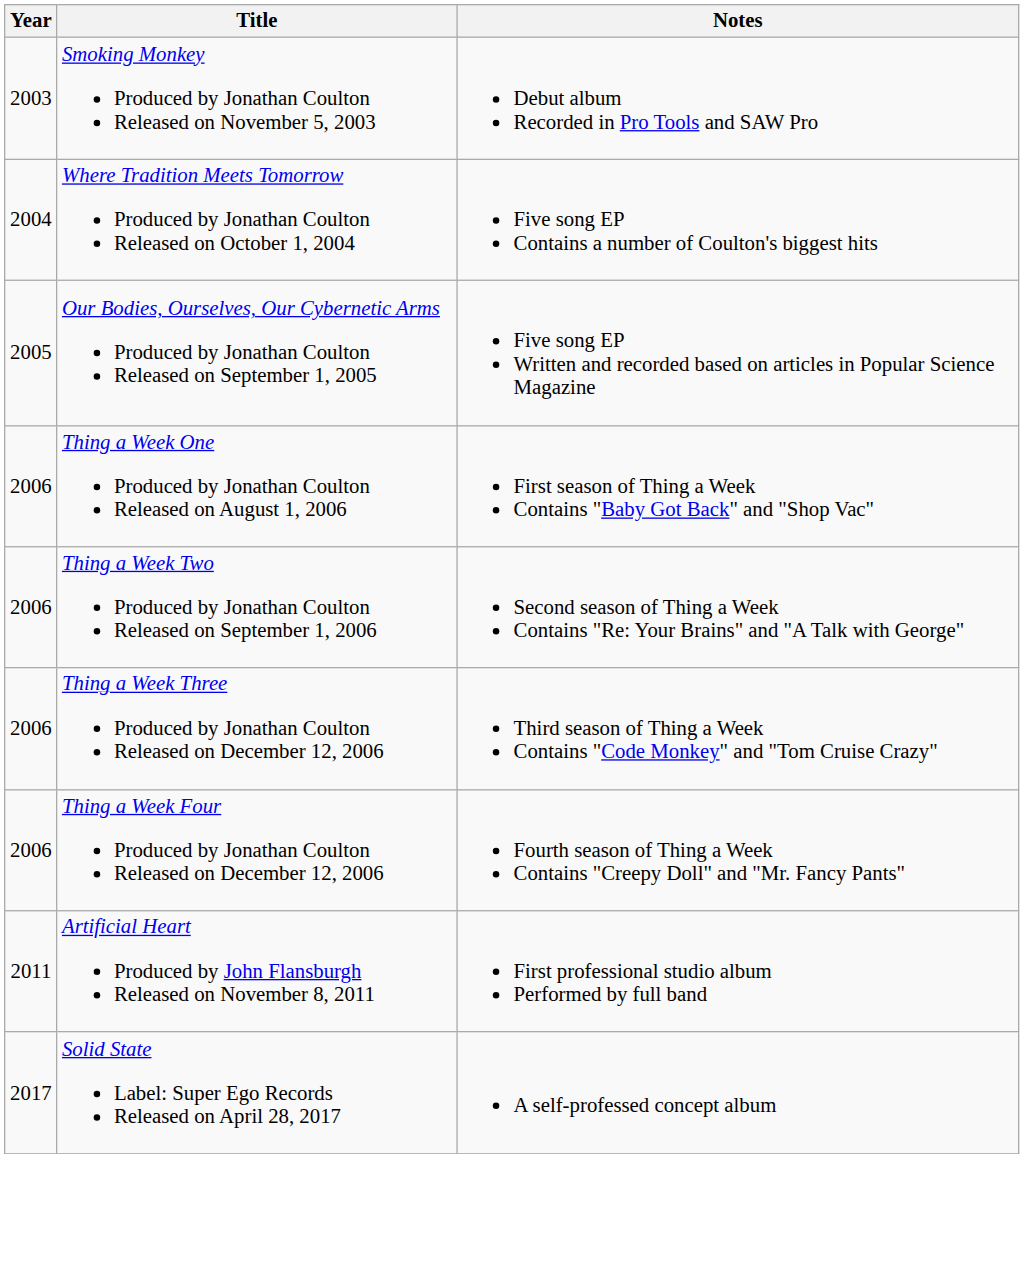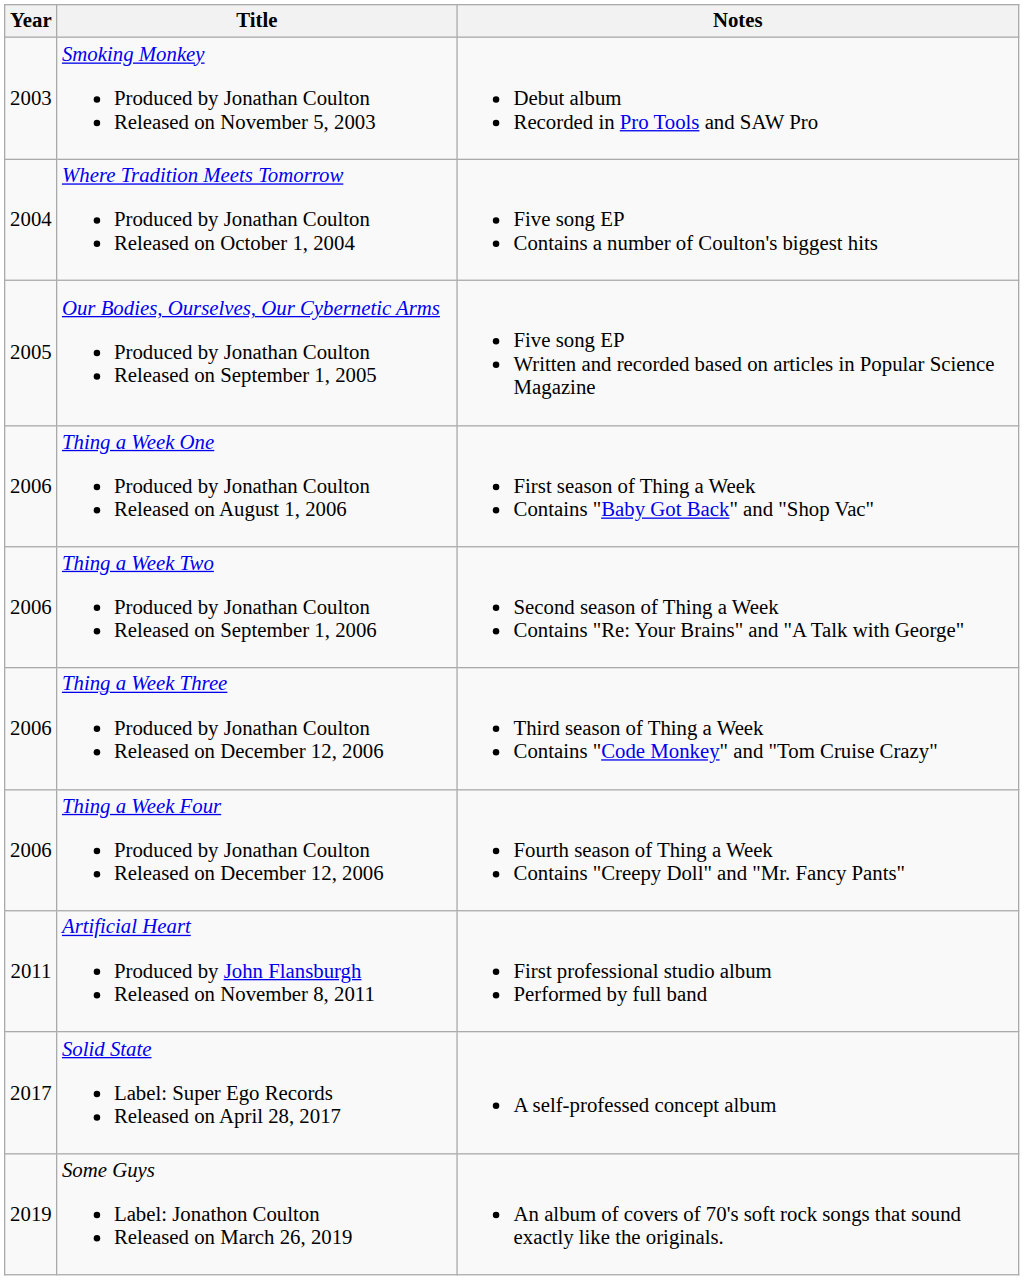+ row: (257, 1204)
